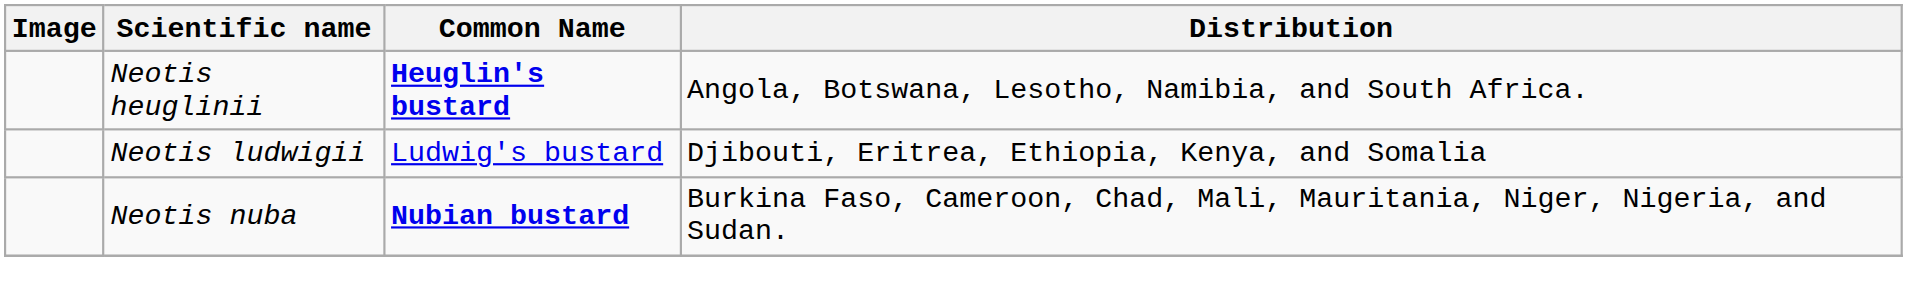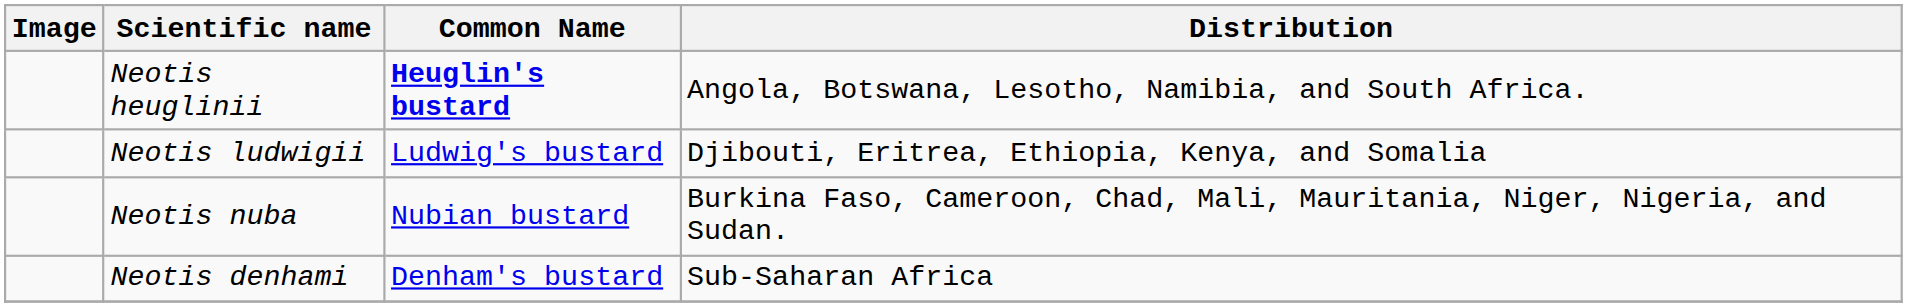(510, 216) bold -> (510, 216) normal
+ row: (229, 278)
